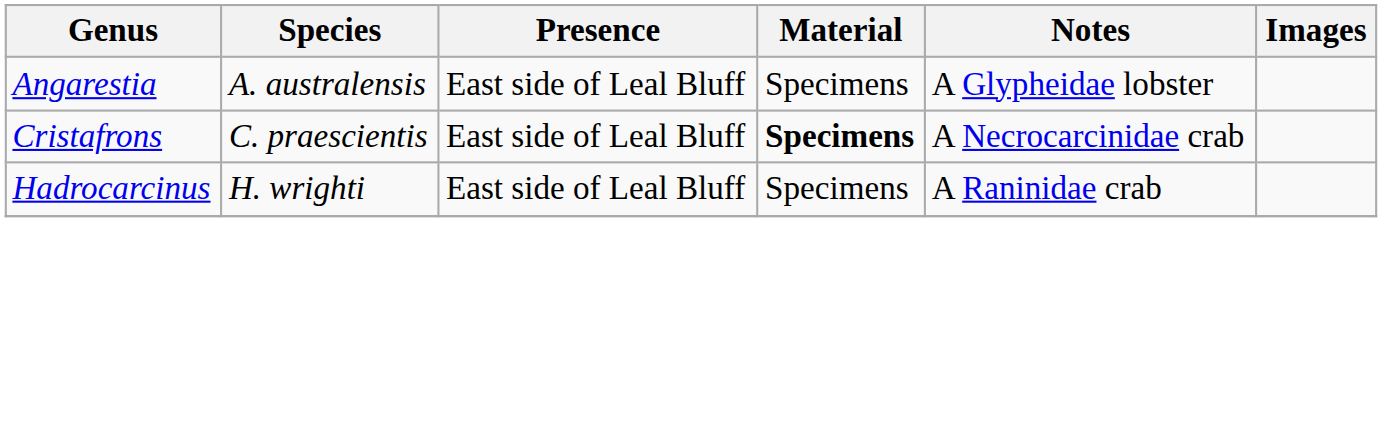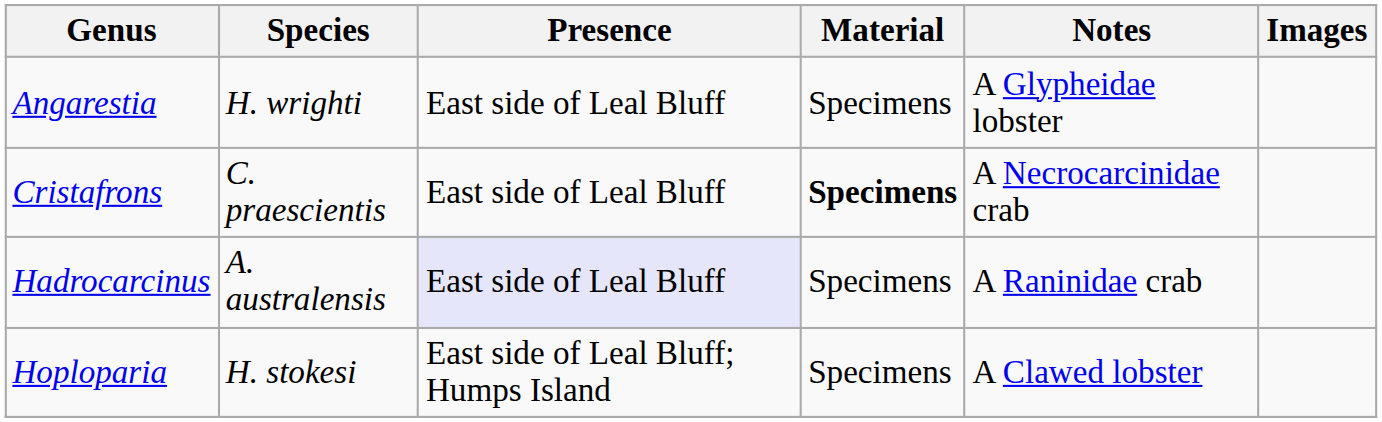(327, 83) A. australensis -> (294, 101) H. wrighti
(297, 188) H. wrighti -> (306, 281) A. australensis
(596, 188) no background -> (576, 281) lavender background
+ row: (90, 371)
